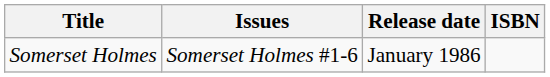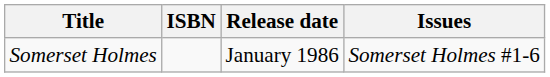columns swapped: (515, 21) <-> (262, 21)
